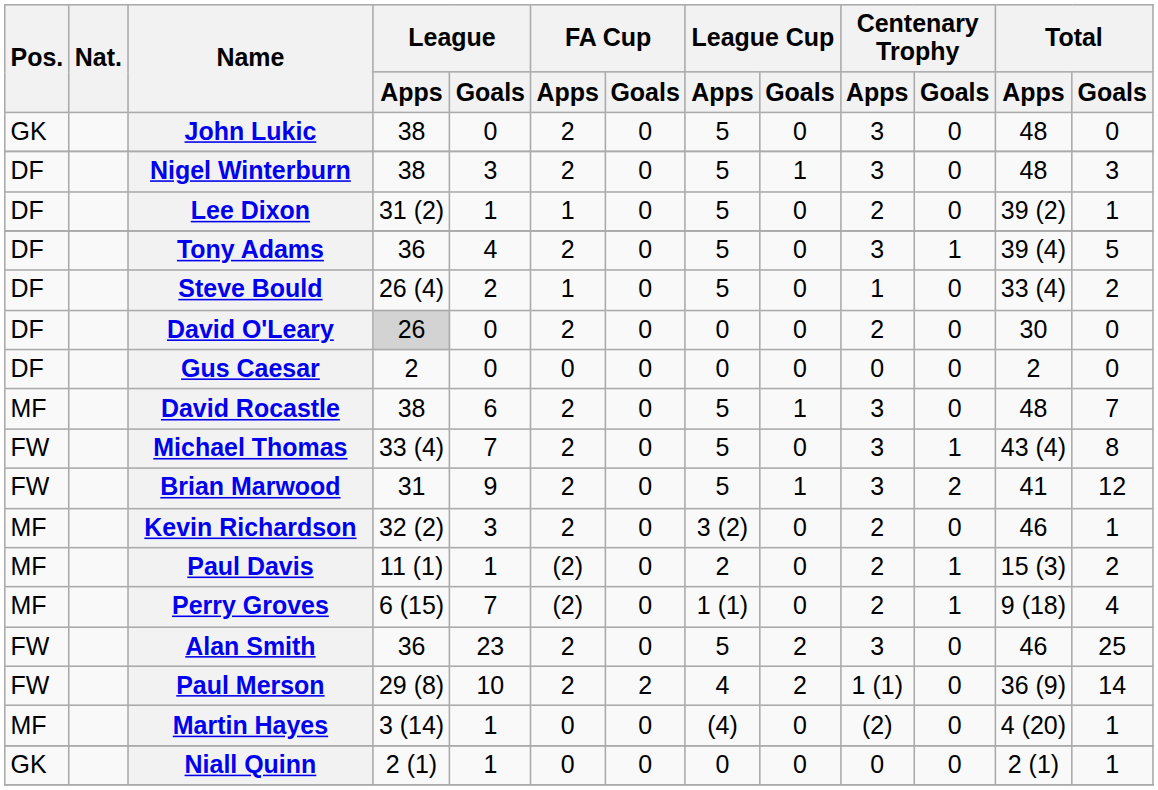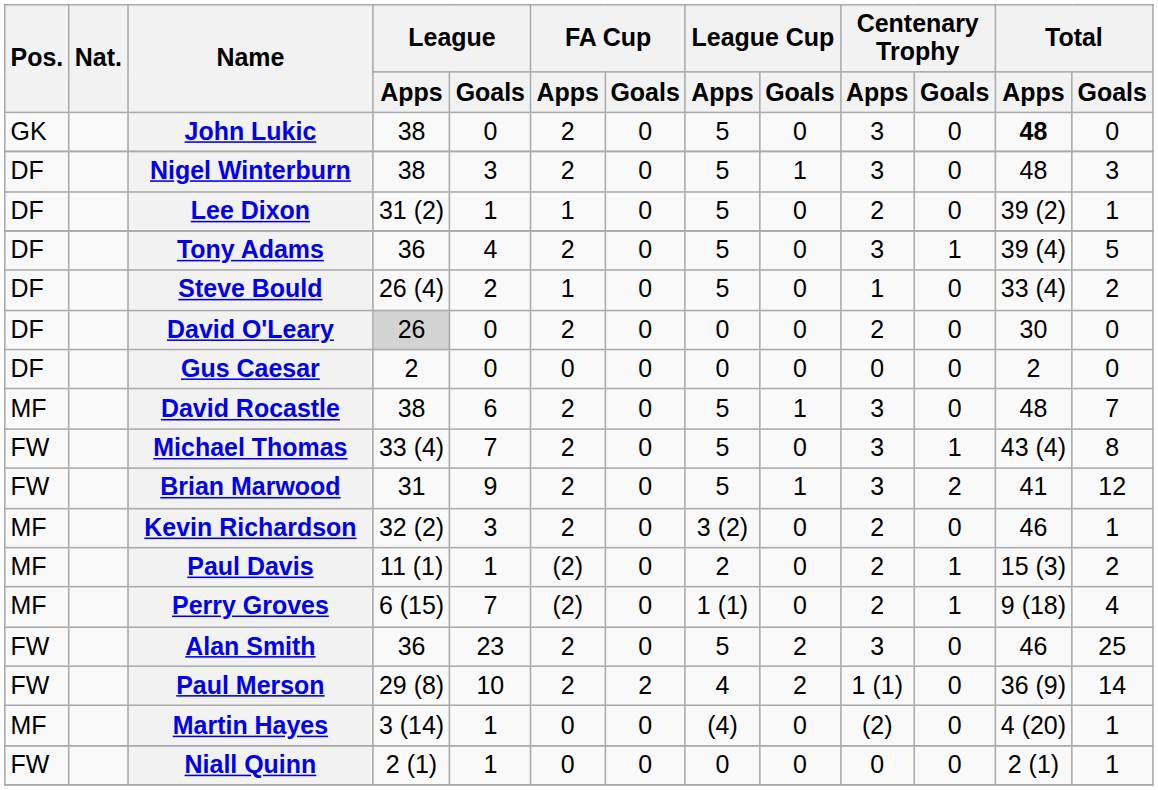(1033, 131) normal -> (1033, 131) bold
(29, 764) GK -> (30, 764) FW
